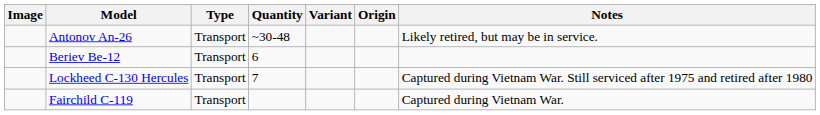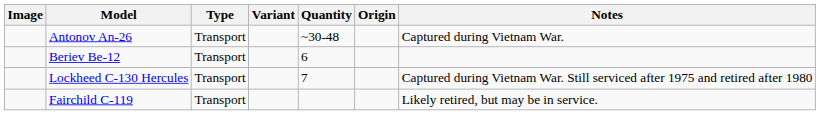columns swapped: (330, 15) <-> (277, 15)
(500, 36) Likely retired, but may be in service. -> (483, 36) Captured during Vietnam War.
(483, 99) Captured during Vietnam War. -> (500, 99) Likely retired, but may be in service.
